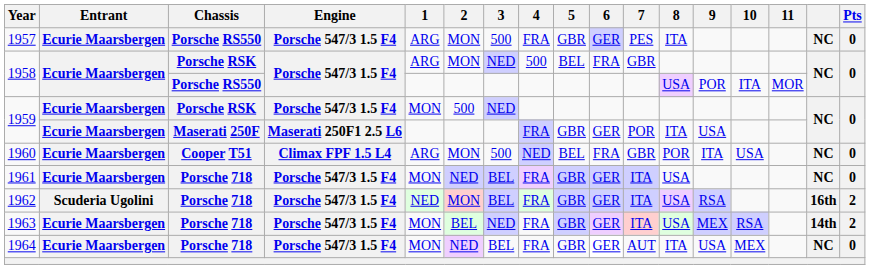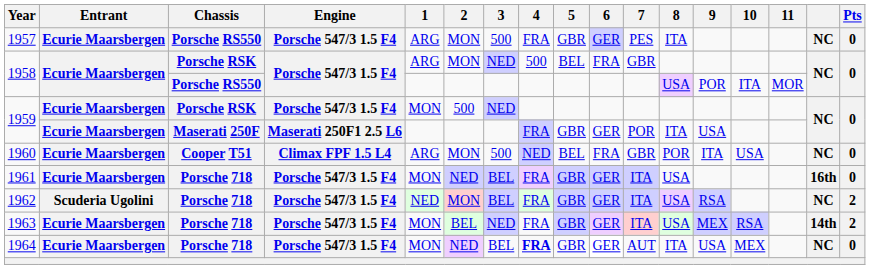(823, 177) NC -> (823, 177) 16th
(823, 200) 16th -> (823, 200) NC
(536, 246) normal -> (536, 246) bold
